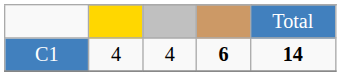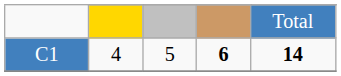(170, 54) 4 -> (170, 54) 5
